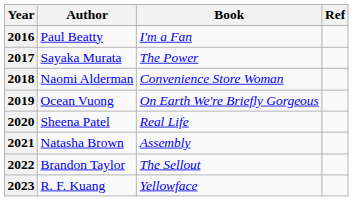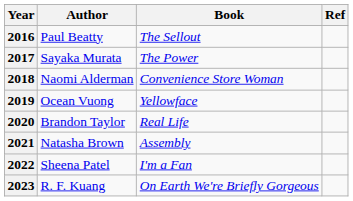(166, 36) I'm a Fan -> (170, 36) The Sellout
(229, 100) On Earth We're Briefly Gorgeous -> (169, 100) Yellowface
(75, 121) Sheena Patel -> (83, 121) Brandon Taylor
(83, 164) Brandon Taylor -> (75, 164) Sheena Patel
(170, 164) The Sellout -> (166, 164) I'm a Fan
(169, 185) Yellowface -> (229, 185) On Earth We're Briefly Gorgeous
